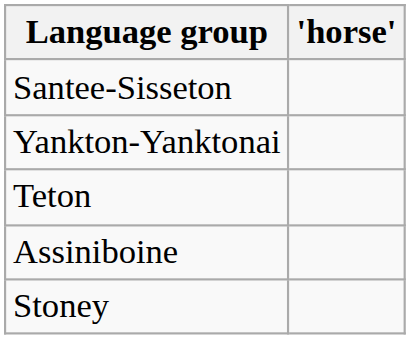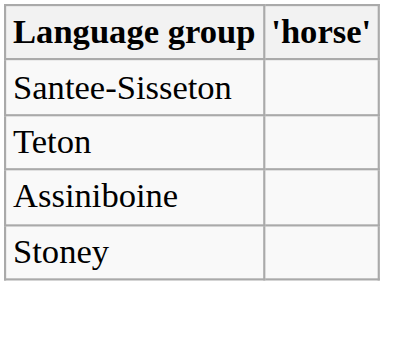- row: (147, 141)
